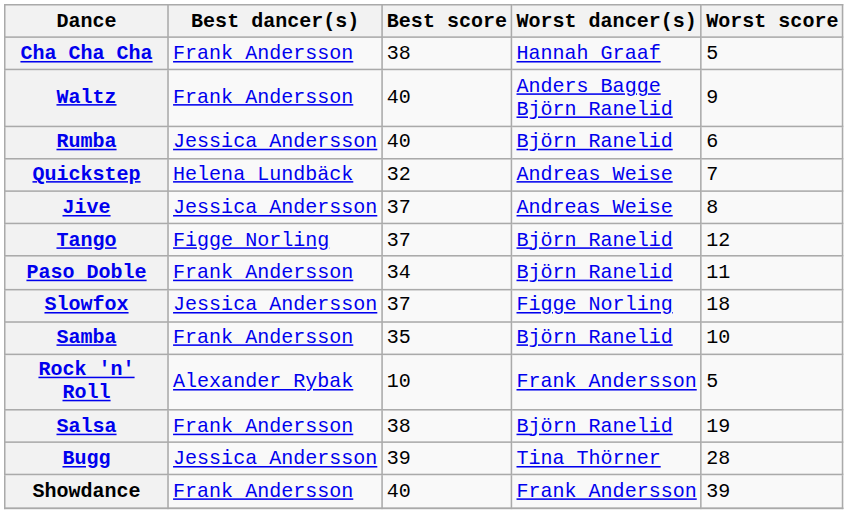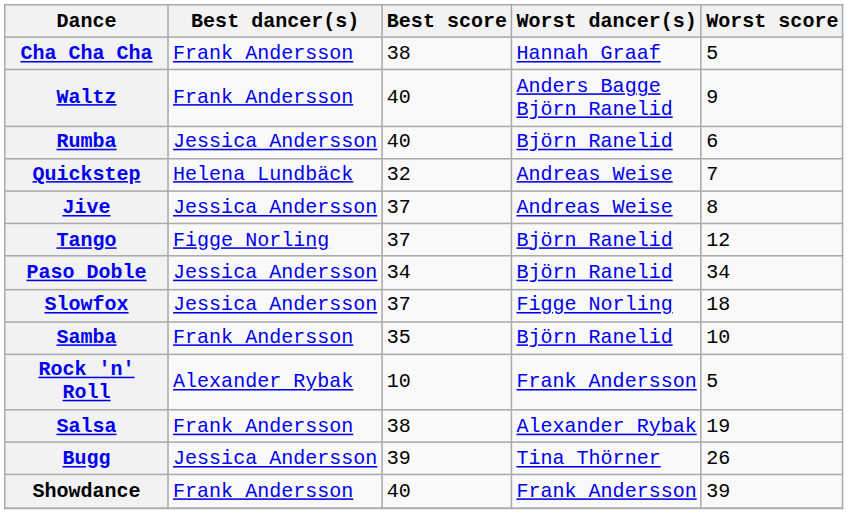(263, 273) Frank Andersson -> (275, 273) Jessica Andersson
(718, 273) 11 -> (718, 273) 34
(595, 426) Björn Ranelid -> (607, 426) Alexander Rybak
(718, 459) 28 -> (718, 459) 26
